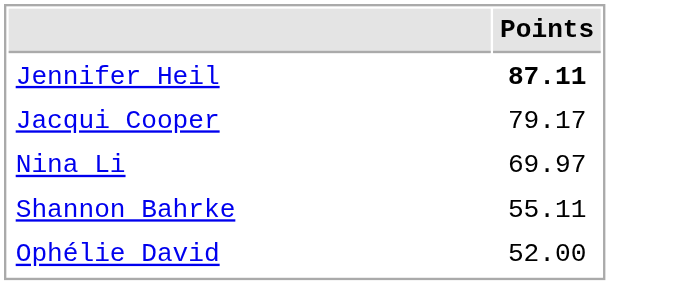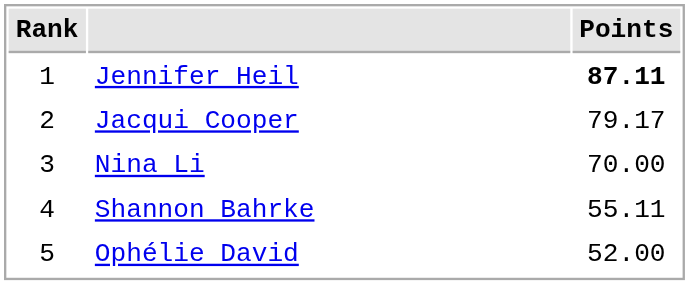+ column: (47, 30)
(547, 165) 69.97 -> (626, 165) 70.00
